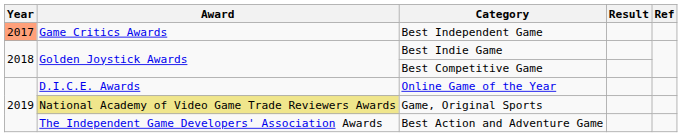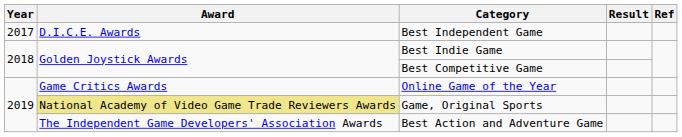(21, 32) lightsalmon background -> (21, 32) no background
(103, 32) Game Critics Awards -> (90, 32) D.I.C.E. Awards
(90, 86) D.I.C.E. Awards -> (103, 86) Game Critics Awards
